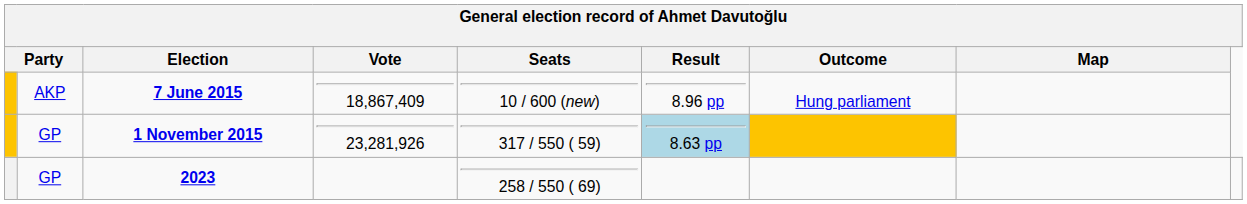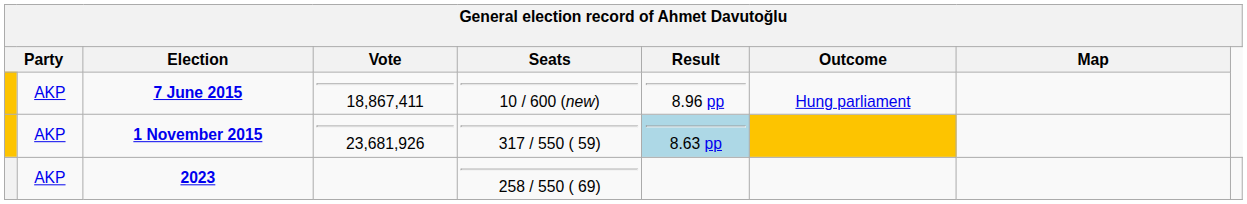(385, 97) 18,867,409 -> (385, 97) 18,867,411
(50, 135) GP -> (50, 135) AKP
(385, 139) 23,281,926 -> (385, 139) 23,681,926
(50, 178) GP -> (50, 178) AKP
